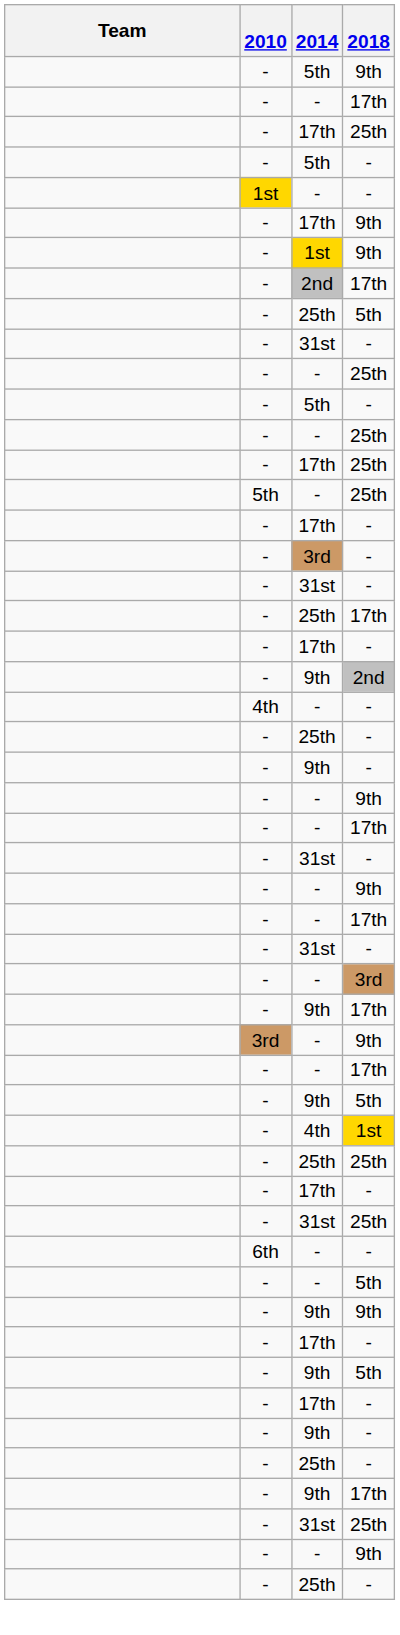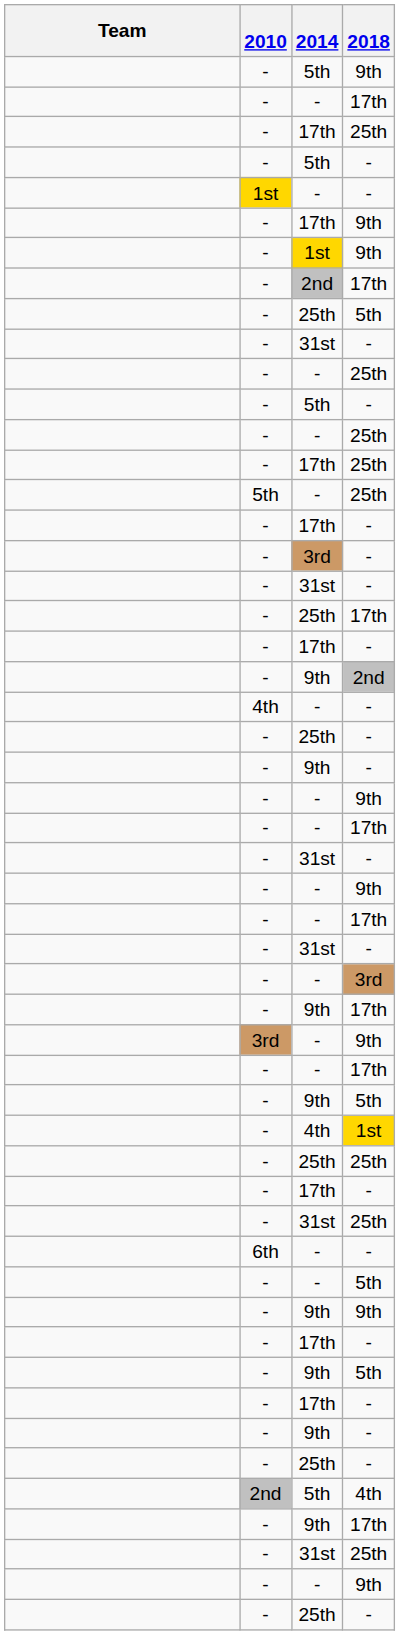+ row: (317, 1494)
